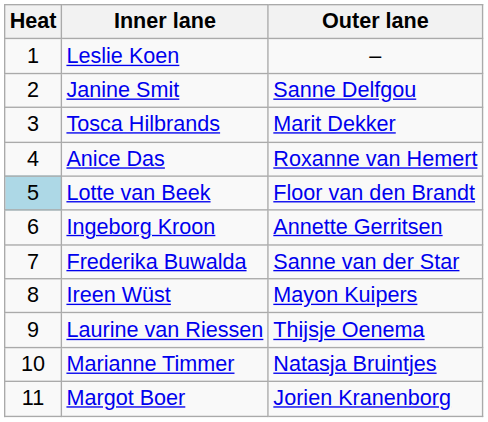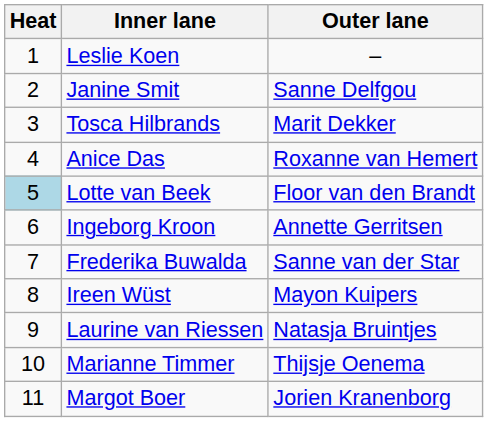(349, 329) Thijsje Oenema -> (355, 329) Natasja Bruintjes
(355, 364) Natasja Bruintjes -> (349, 364) Thijsje Oenema
